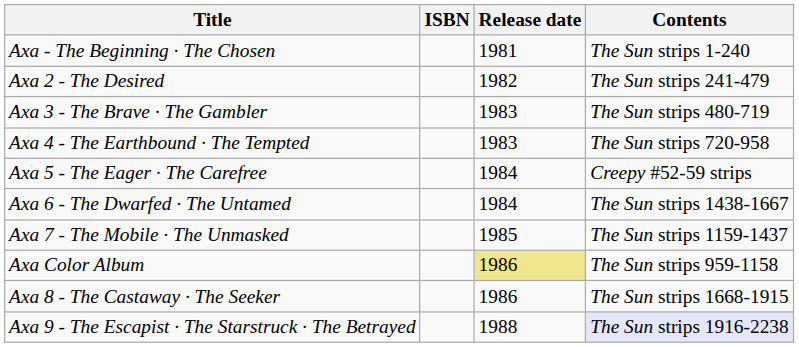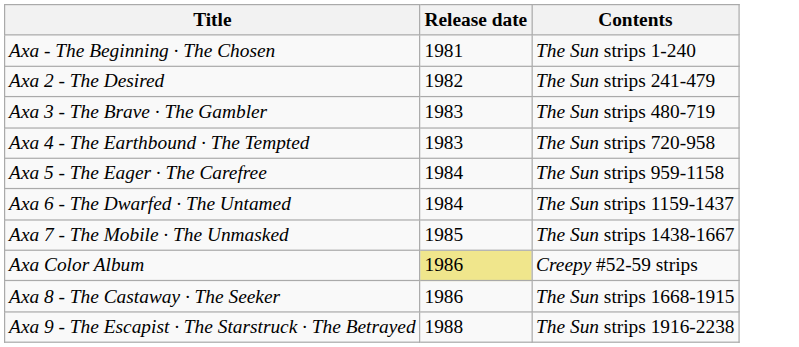- column: (447, 19)
(671, 173) Creepy #52-59 strips -> (630, 173) The Sun strips 959-1158
(689, 204) The Sun strips 1438-1667 -> (635, 204) The Sun strips 1159-1437
(689, 234) The Sun strips 1159-1437 -> (635, 234) The Sun strips 1438-1667
(684, 265) The Sun strips 959-1158 -> (617, 265) Creepy #52-59 strips
(689, 326) lavender background -> (635, 326) no background
